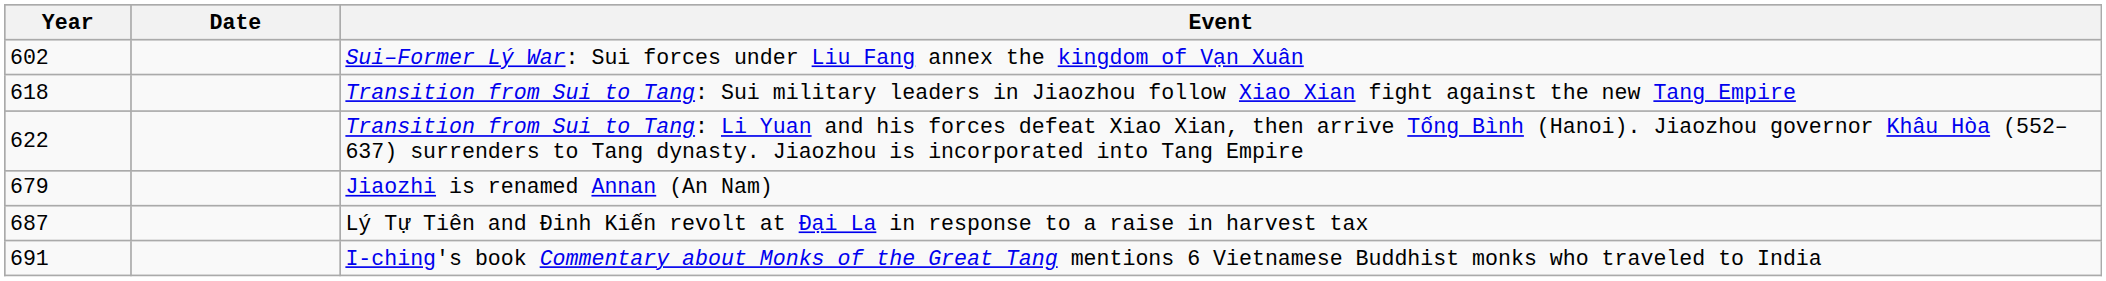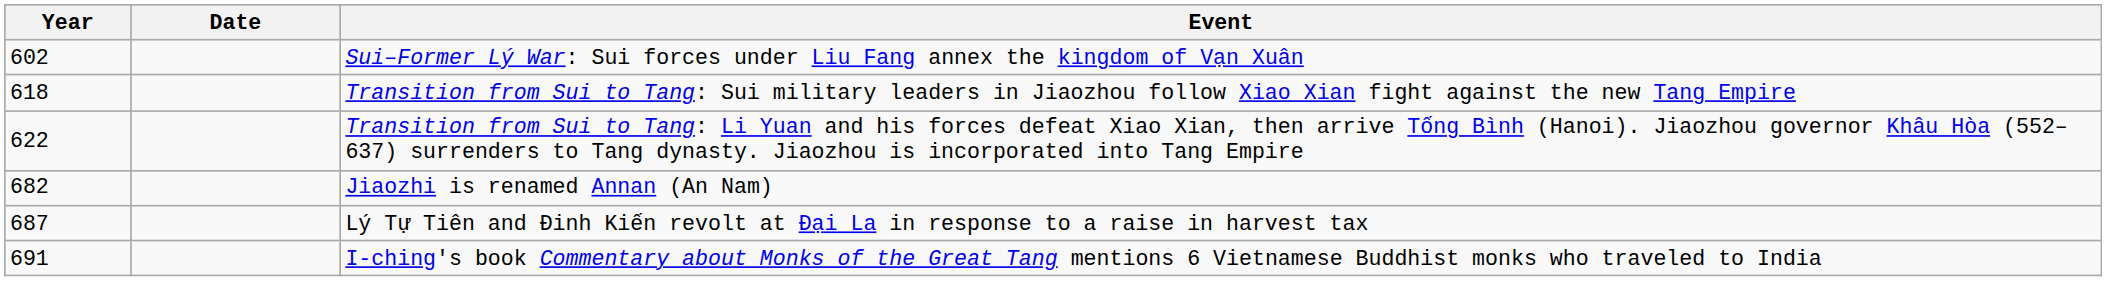(29, 188) 679 -> (29, 188) 682
